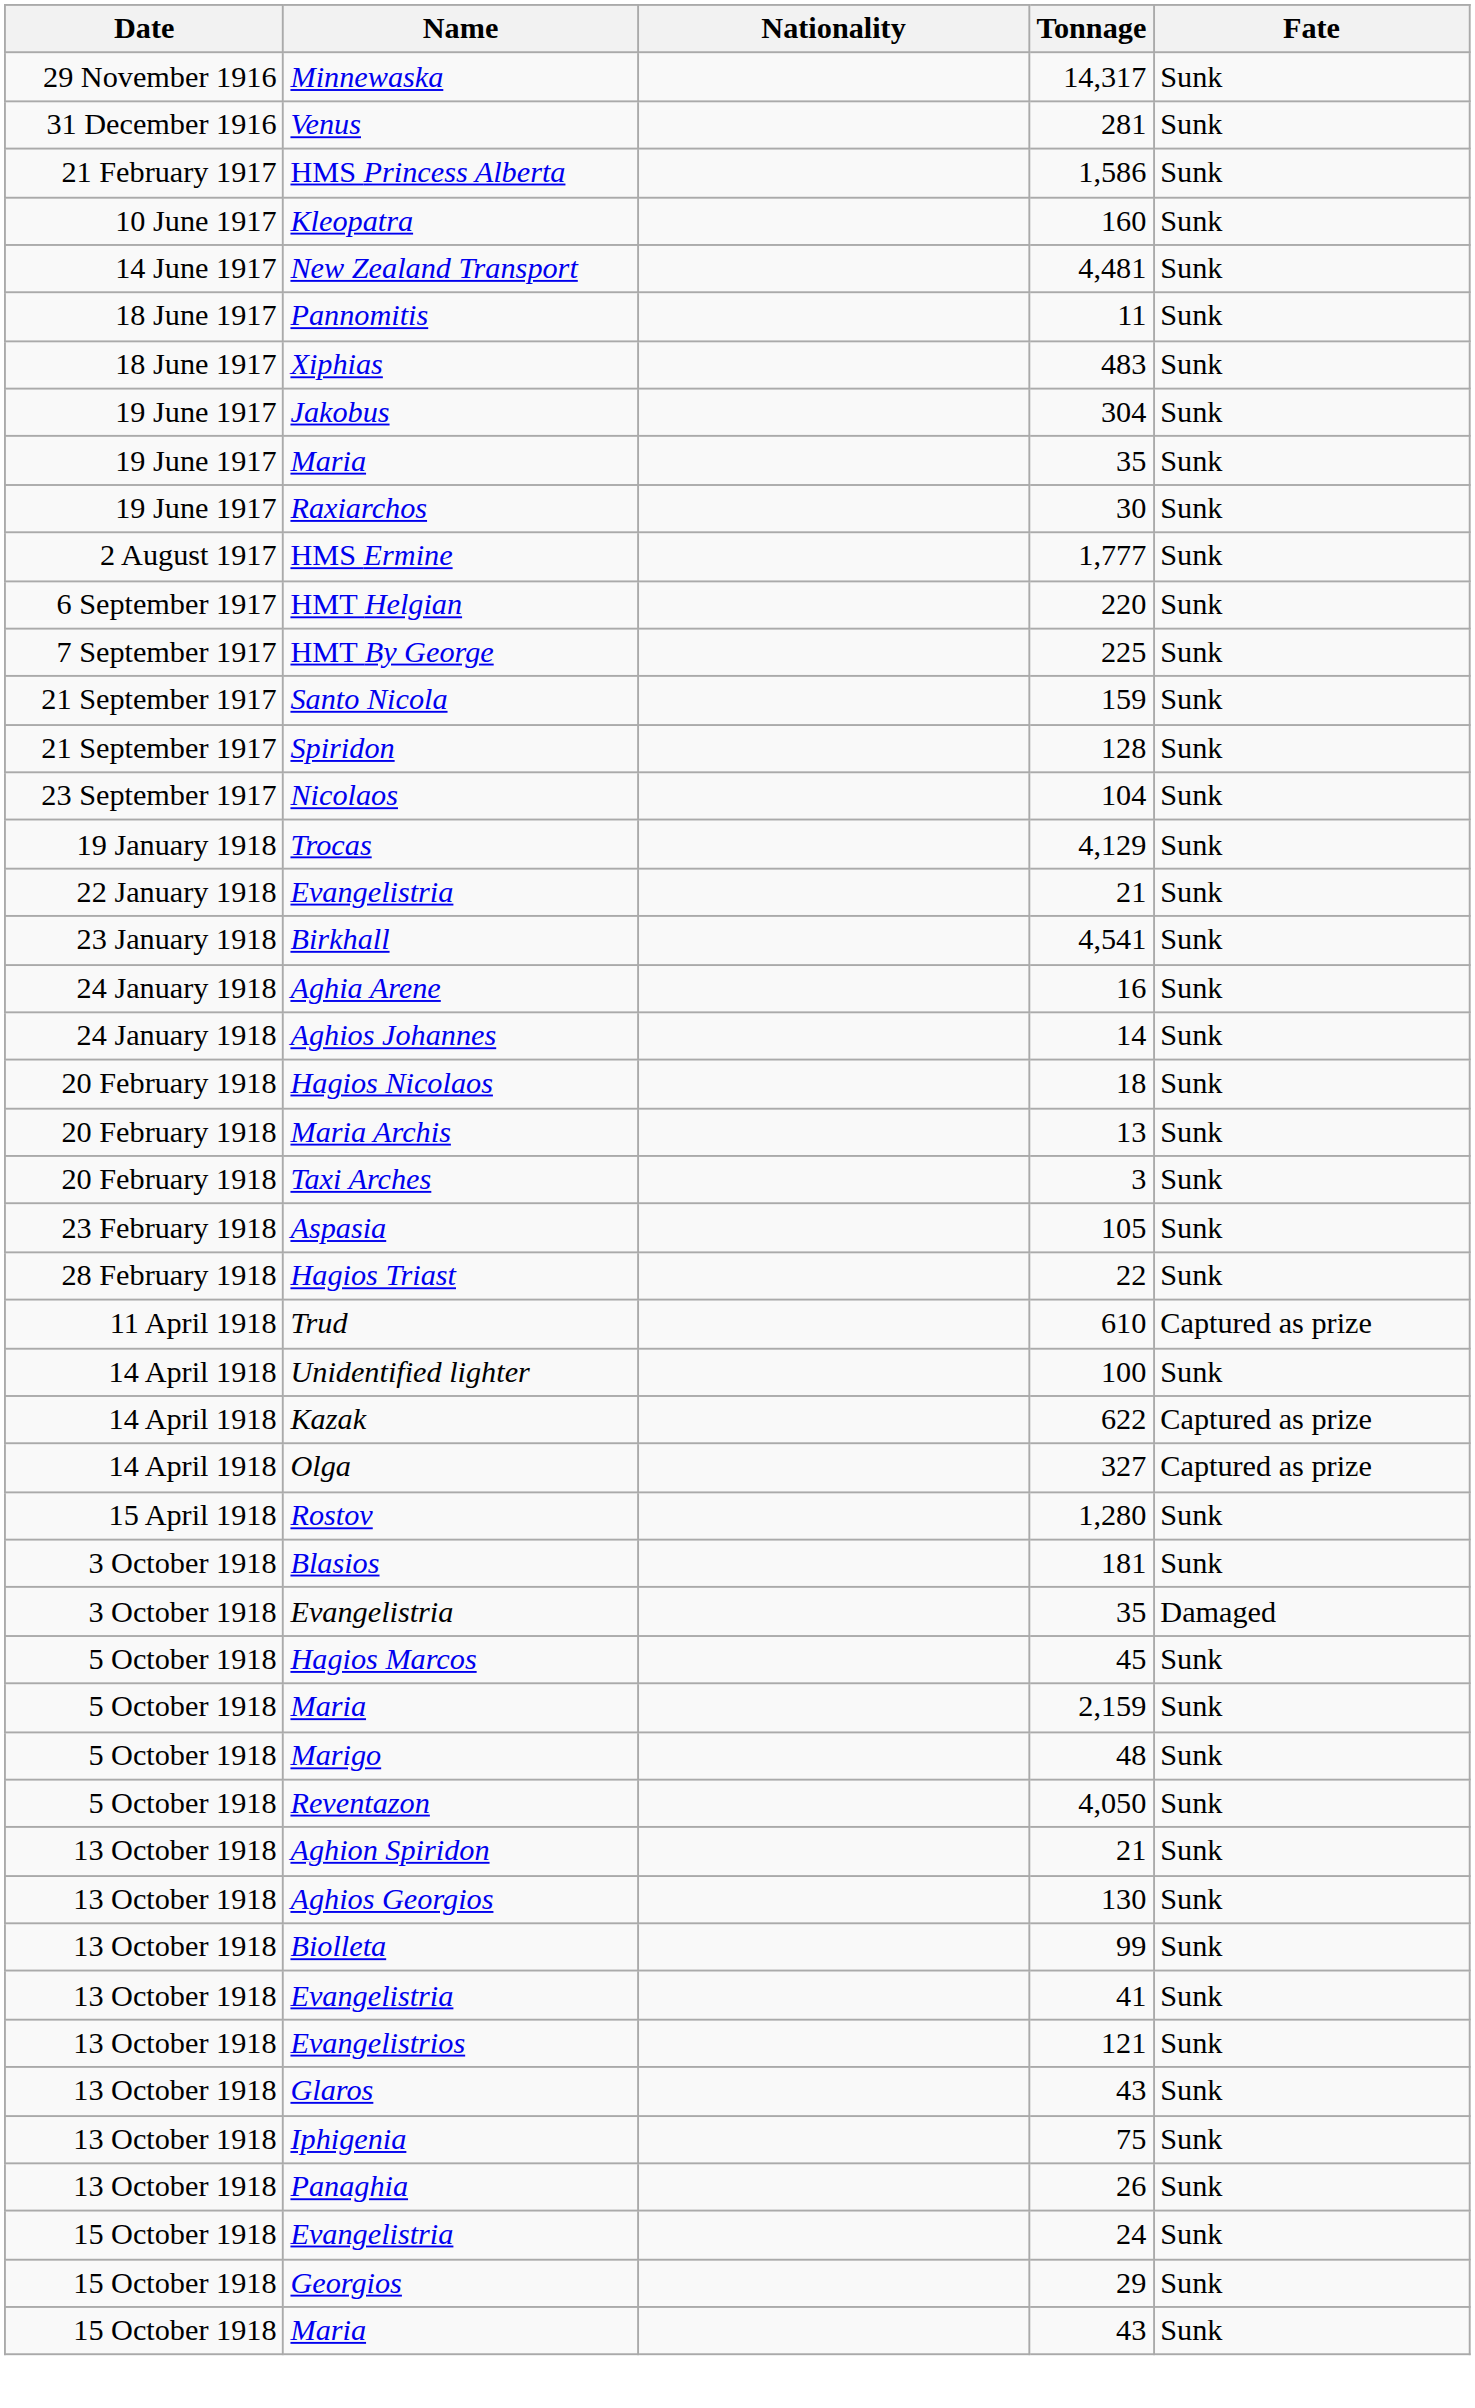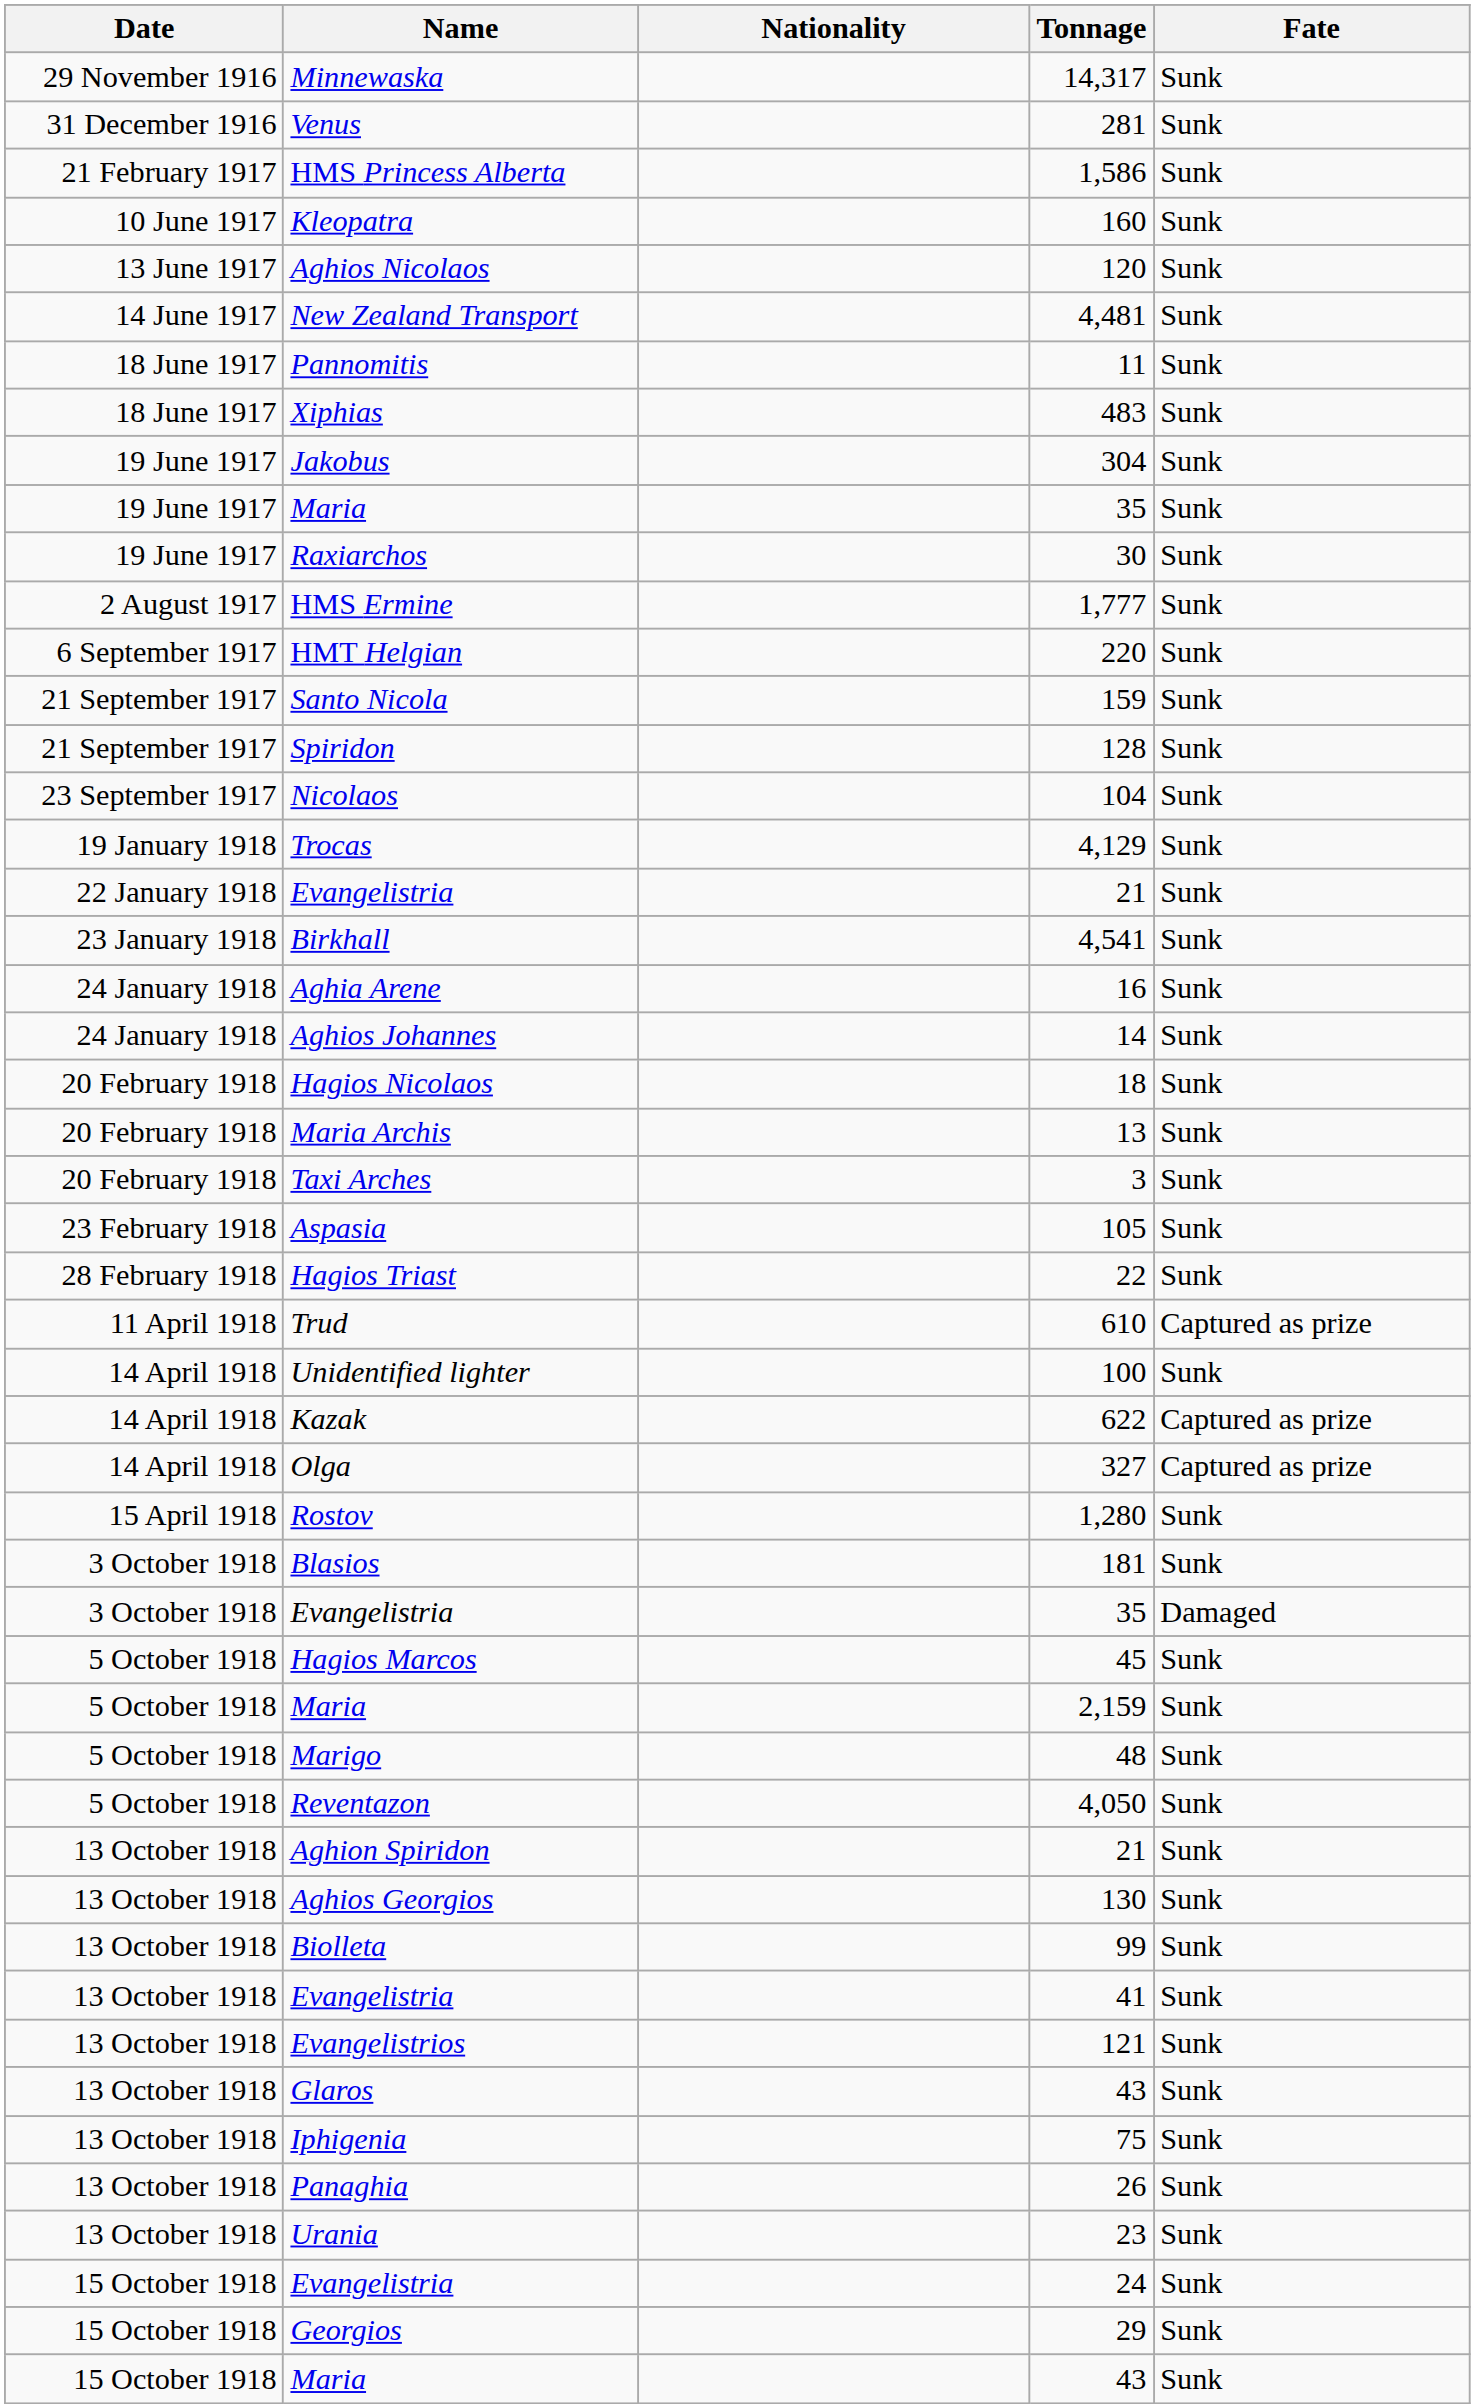+ row: (390, 268)
- row: (392, 651)
+ row: (334, 2234)
